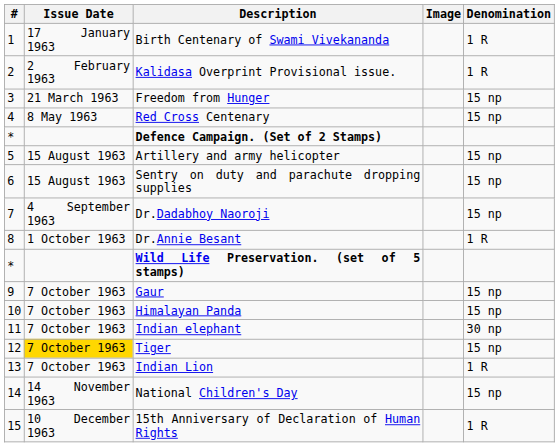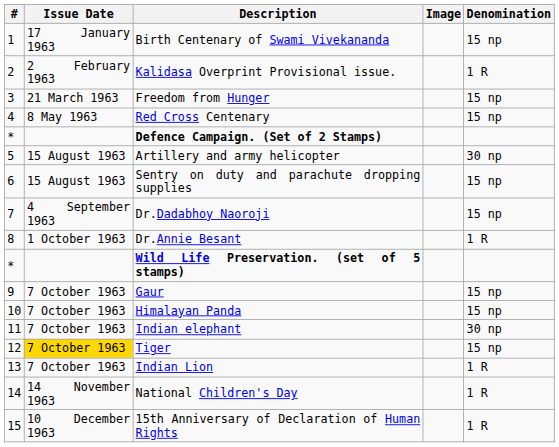(477, 40) 1 R -> (484, 40) 15 np
(484, 155) 15 np -> (484, 155) 30 np
(484, 393) 15 np -> (477, 393) 1 R
